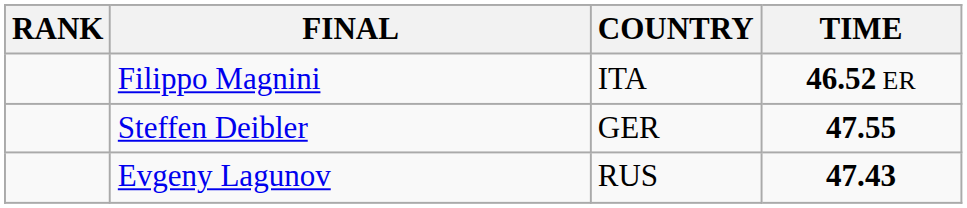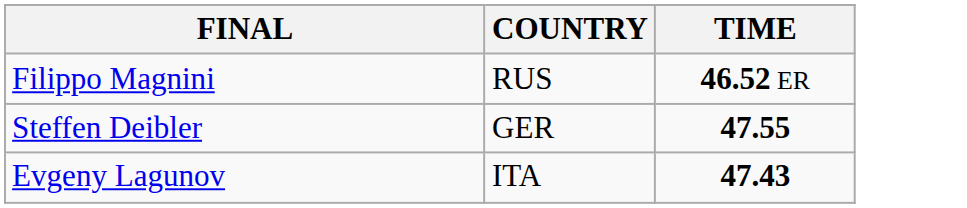- column: (58, 29)
(622, 78) ITA -> (522, 78) RUS
(628, 176) RUS -> (517, 176) ITA
